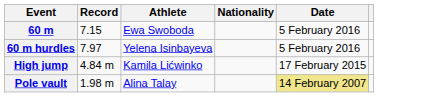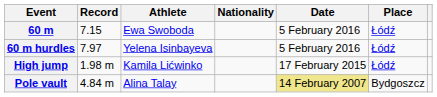+ column: (398, 13)
(97, 65) 4.84 m -> (97, 65) 1.98 m
(97, 83) 1.98 m -> (97, 83) 4.84 m
